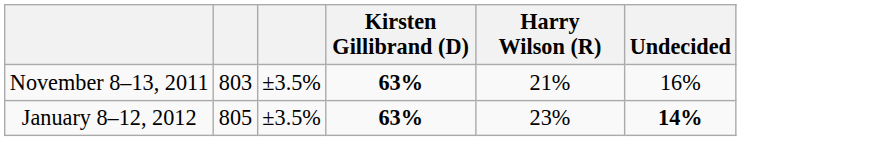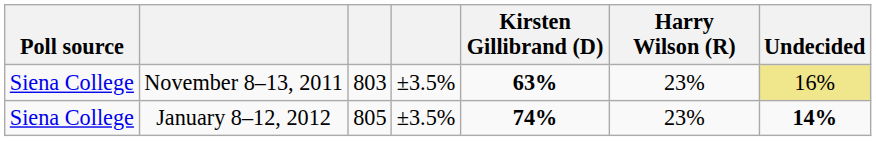+ column: (72, 47)
(550, 82) 21% -> (684, 82) 23%
(680, 82) no background -> (815, 82) khaki background
(401, 117) 63% -> (535, 117) 74%
